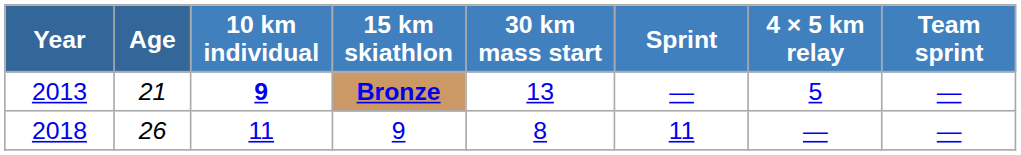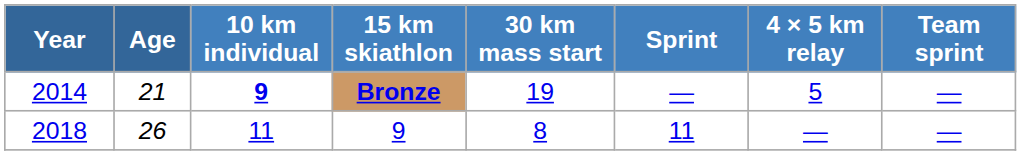(59, 92) 2013 -> (59, 92) 2014
(540, 92) 13 -> (540, 92) 19
